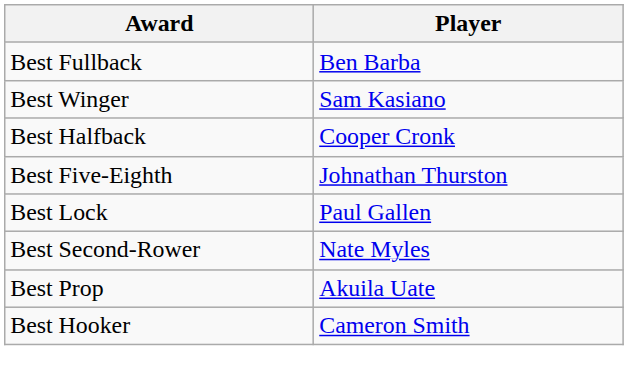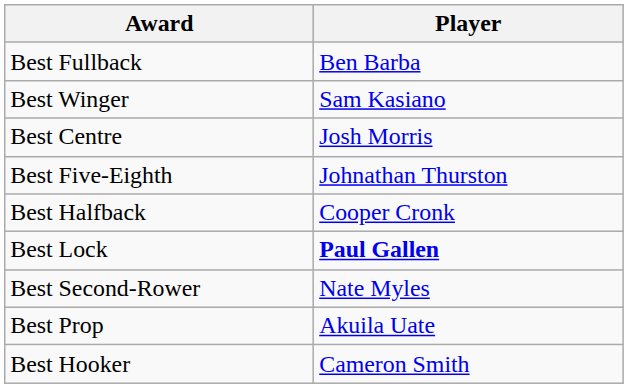+ row: (66, 136)
rows swapped: (91, 174) <-> (78, 136)
(375, 212) normal -> (379, 250) bold
